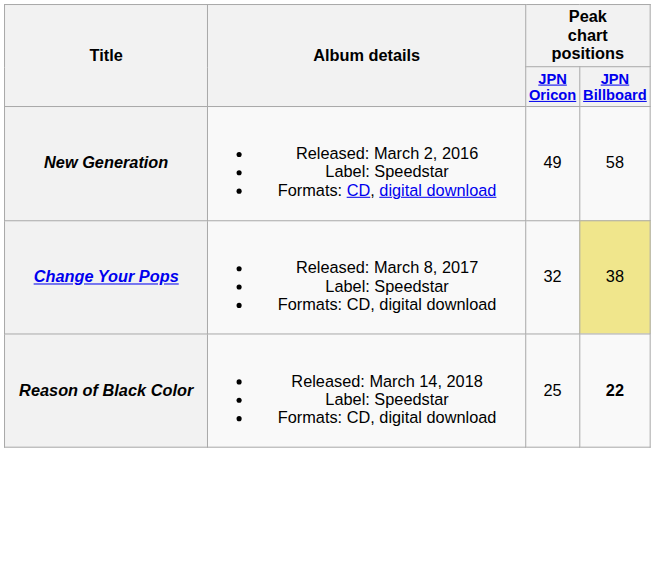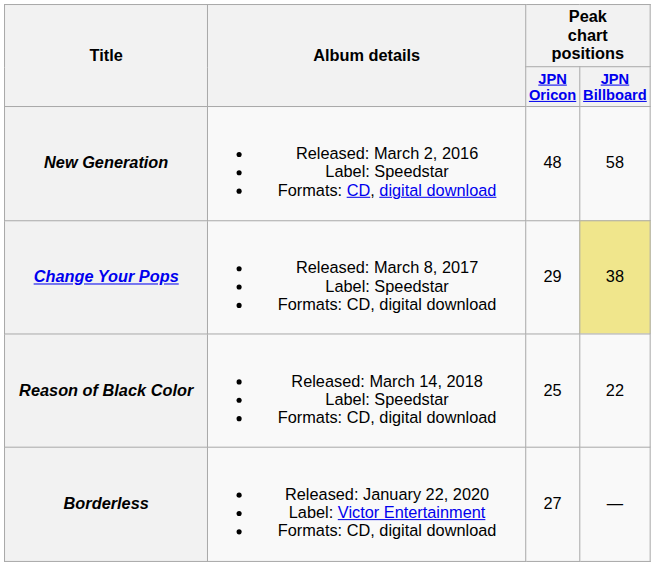(553, 163) 49 -> (553, 163) 48
(553, 277) 32 -> (553, 277) 29
(615, 390) bold -> (615, 390) normal
+ row: (106, 504)
